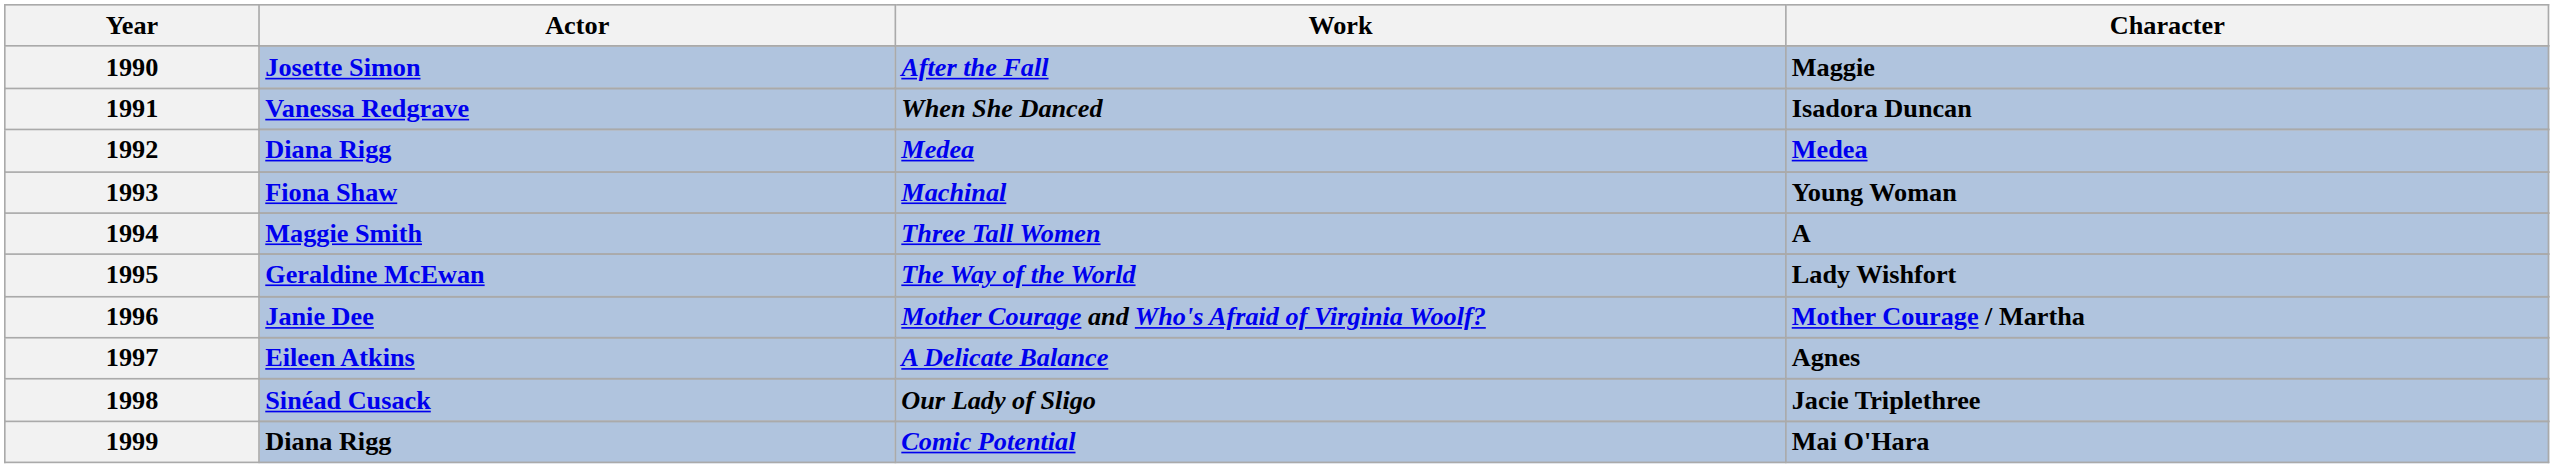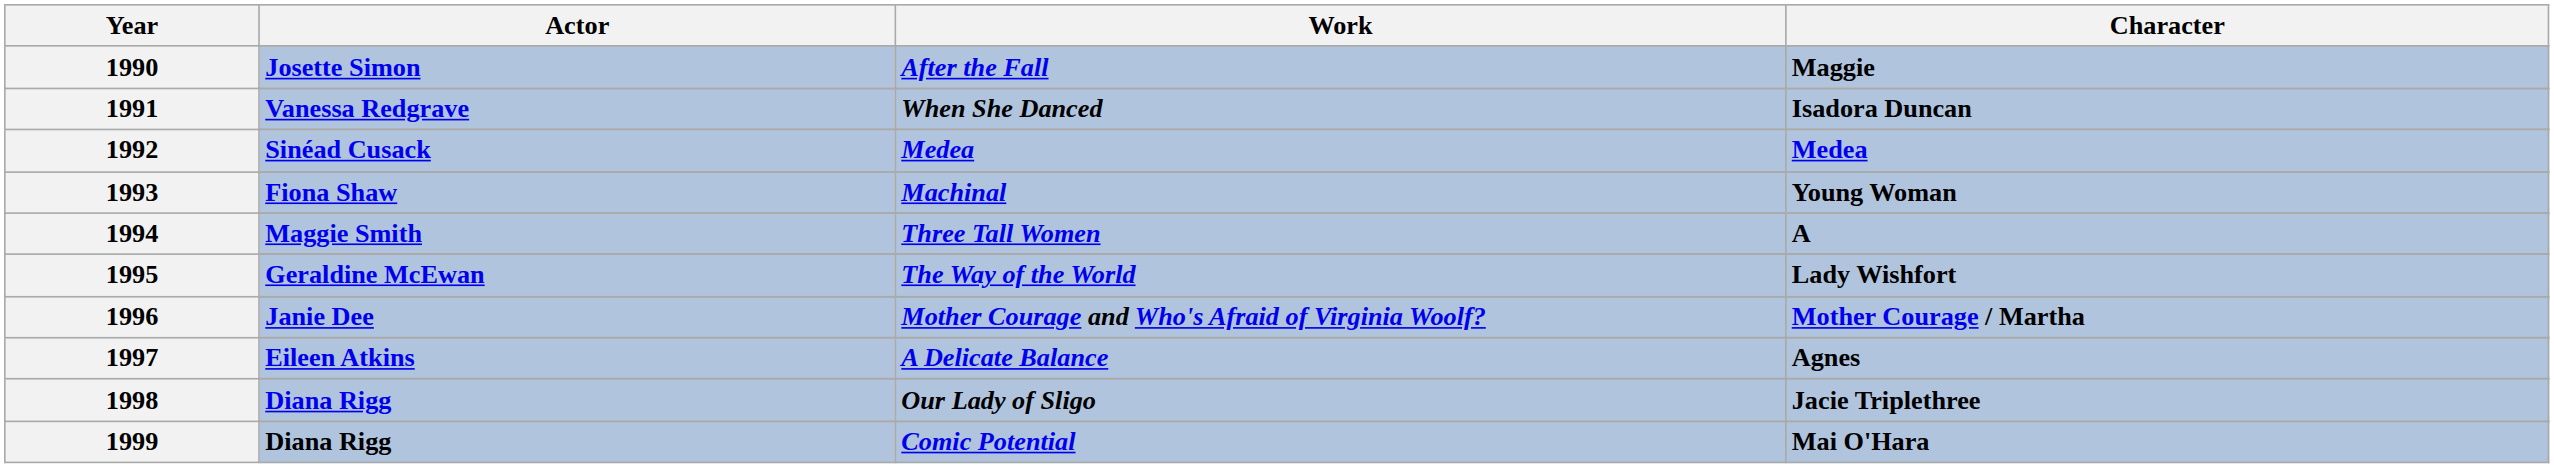(328, 150) Diana Rigg -> (348, 150) Sinéad Cusack
(348, 399) Sinéad Cusack -> (328, 399) Diana Rigg
